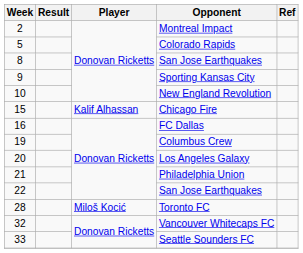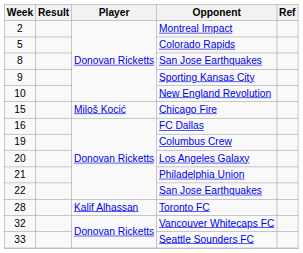(106, 110) Kalif Alhassan -> (100, 110) Miloš Kocić
(100, 207) Miloš Kocić -> (106, 207) Kalif Alhassan
